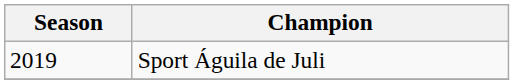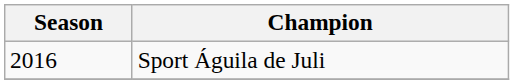(33, 60) 2019 -> (33, 60) 2016
